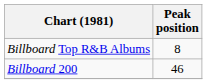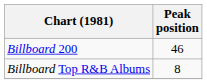rows swapped: (42, 68) <-> (79, 48)
